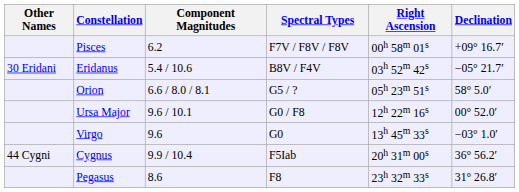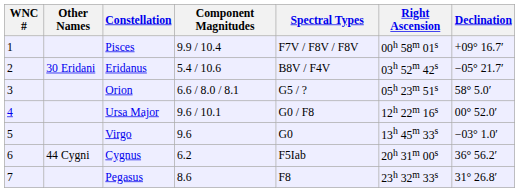+ column: (24, 20)
(155, 46) 6.2 -> (199, 46) 9.9 / 10.4
(170, 155) 9.9 / 10.4 -> (184, 155) 6.2
